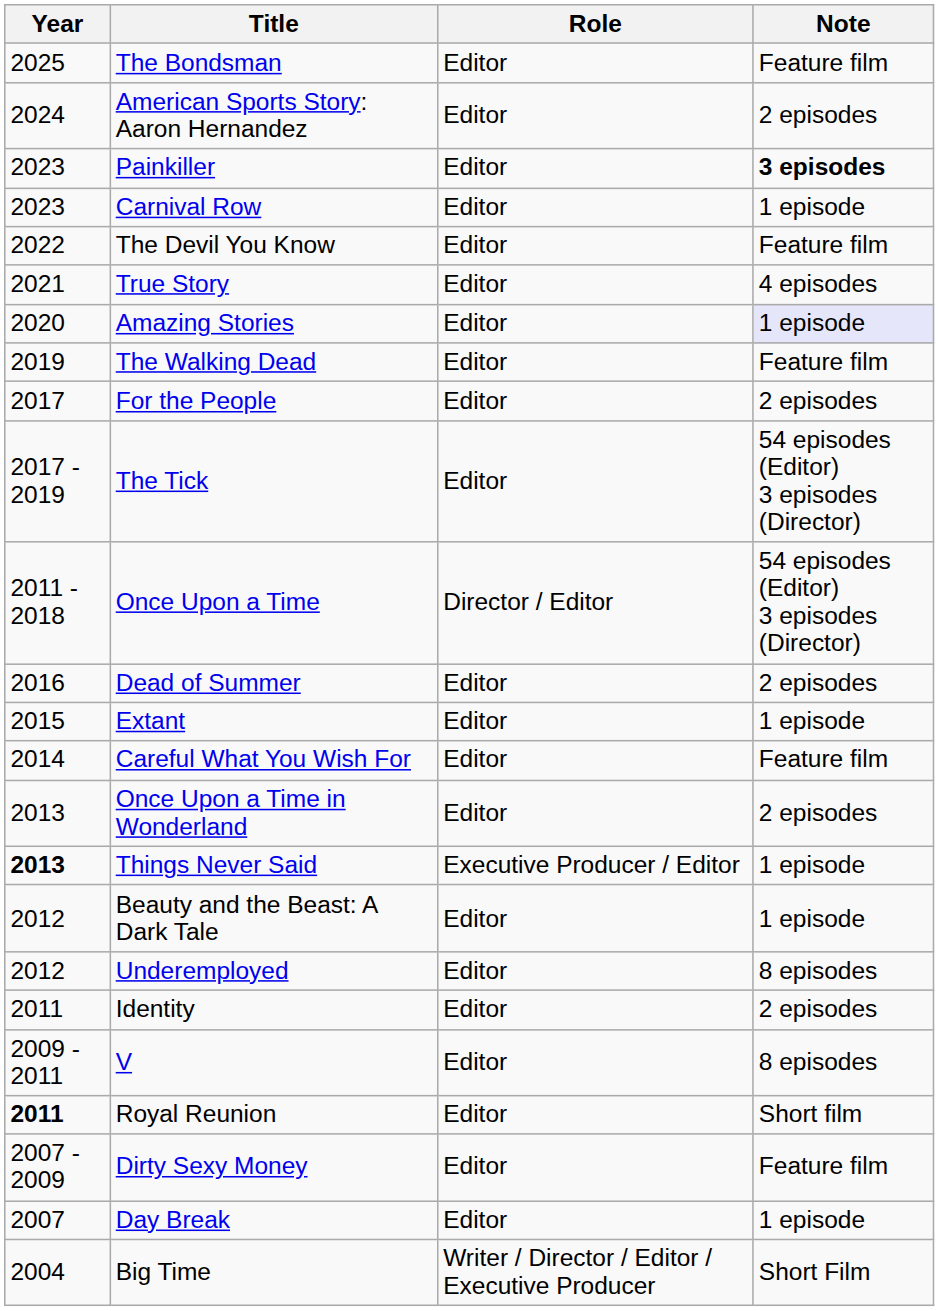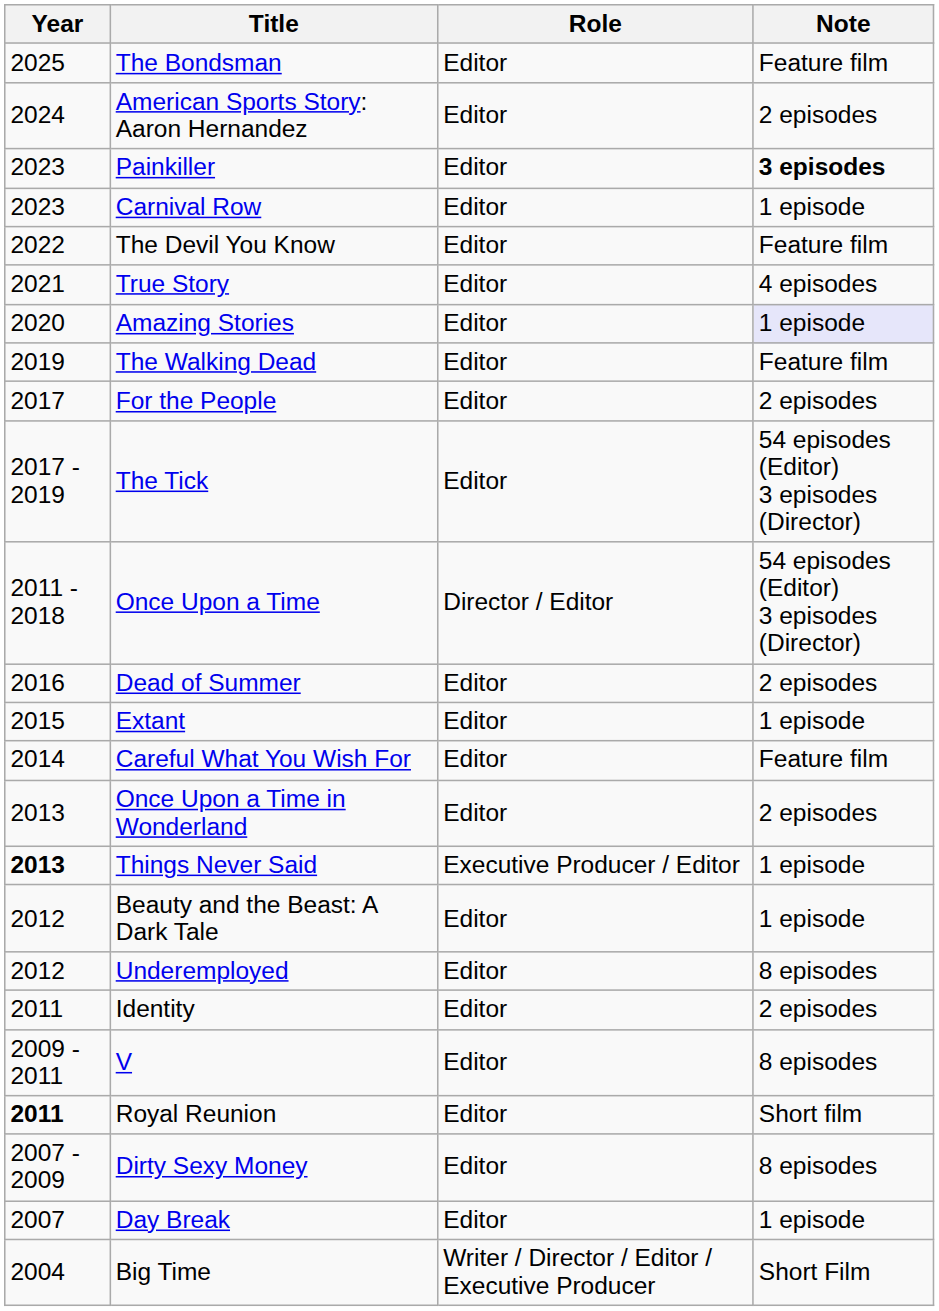(823, 1167) Feature film -> (818, 1167) 8 episodes
